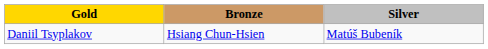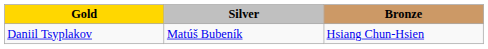columns swapped: (404, 14) <-> (244, 14)
